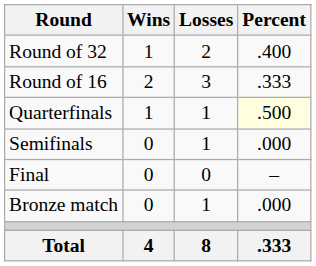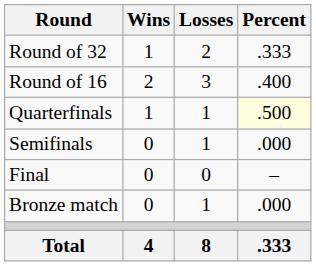(274, 50) .400 -> (274, 50) .333
(274, 81) .333 -> (274, 81) .400
